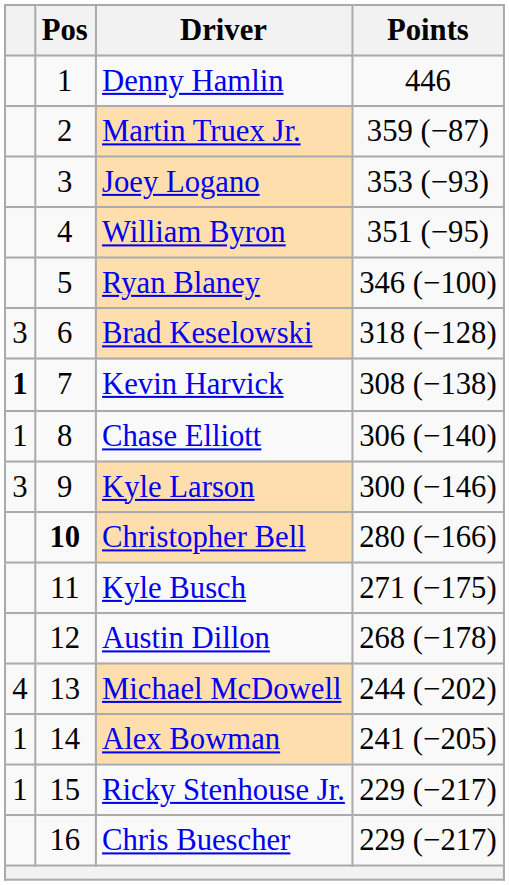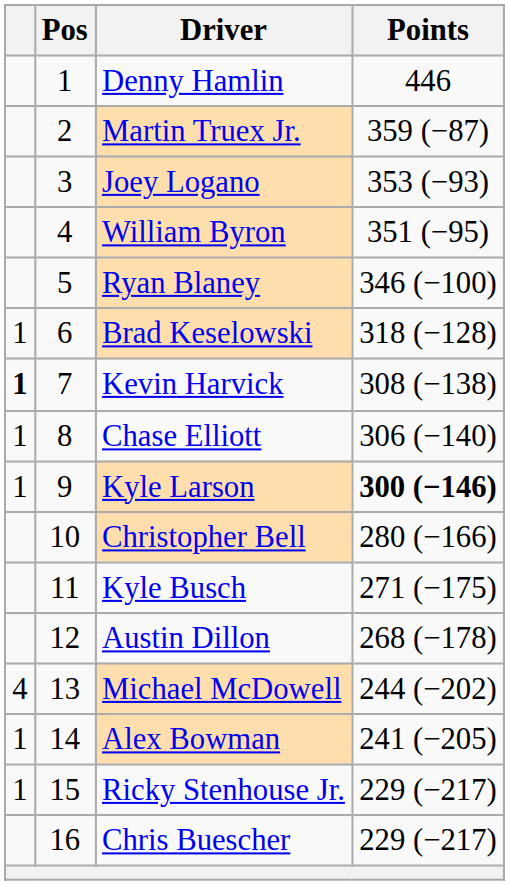(20, 333) 3 -> (20, 333) 1
(20, 485) 3 -> (20, 485) 1
(428, 485) normal -> (428, 485) bold
(65, 536) bold -> (65, 536) normal
